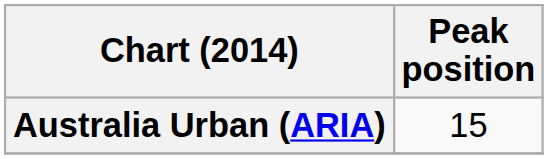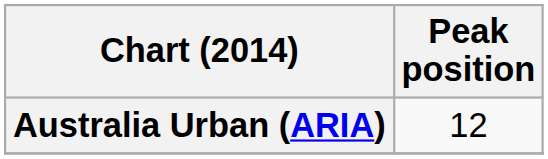(468, 125) 15 -> (468, 125) 12
